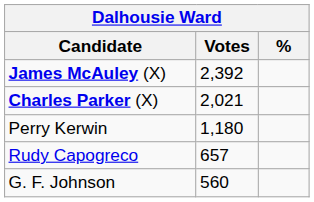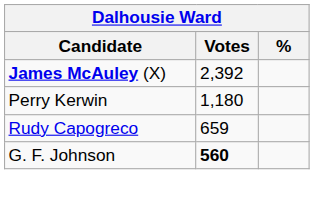- row: (83, 100)
(215, 155) 657 -> (215, 127) 659
(215, 182) normal -> (215, 155) bold
